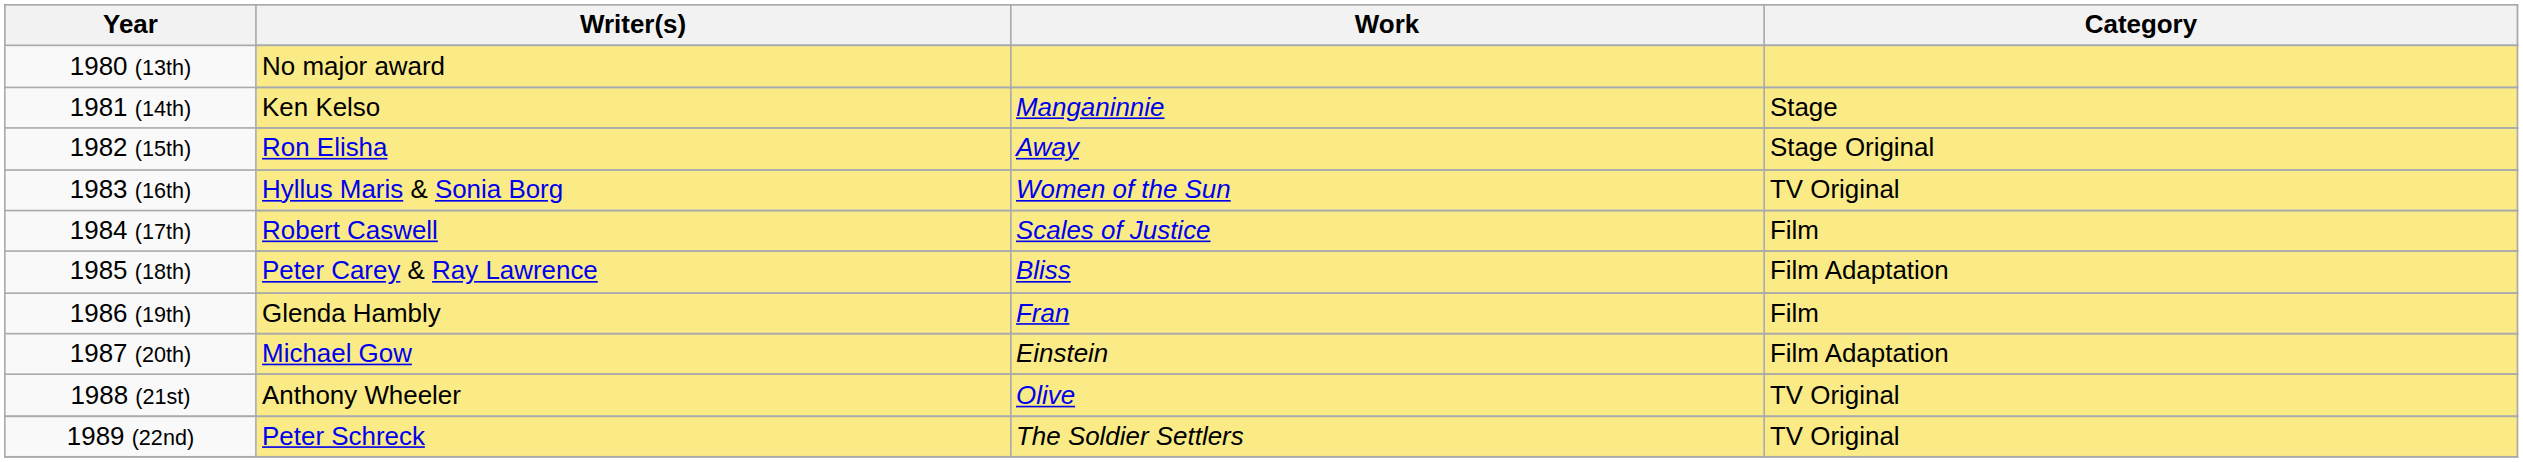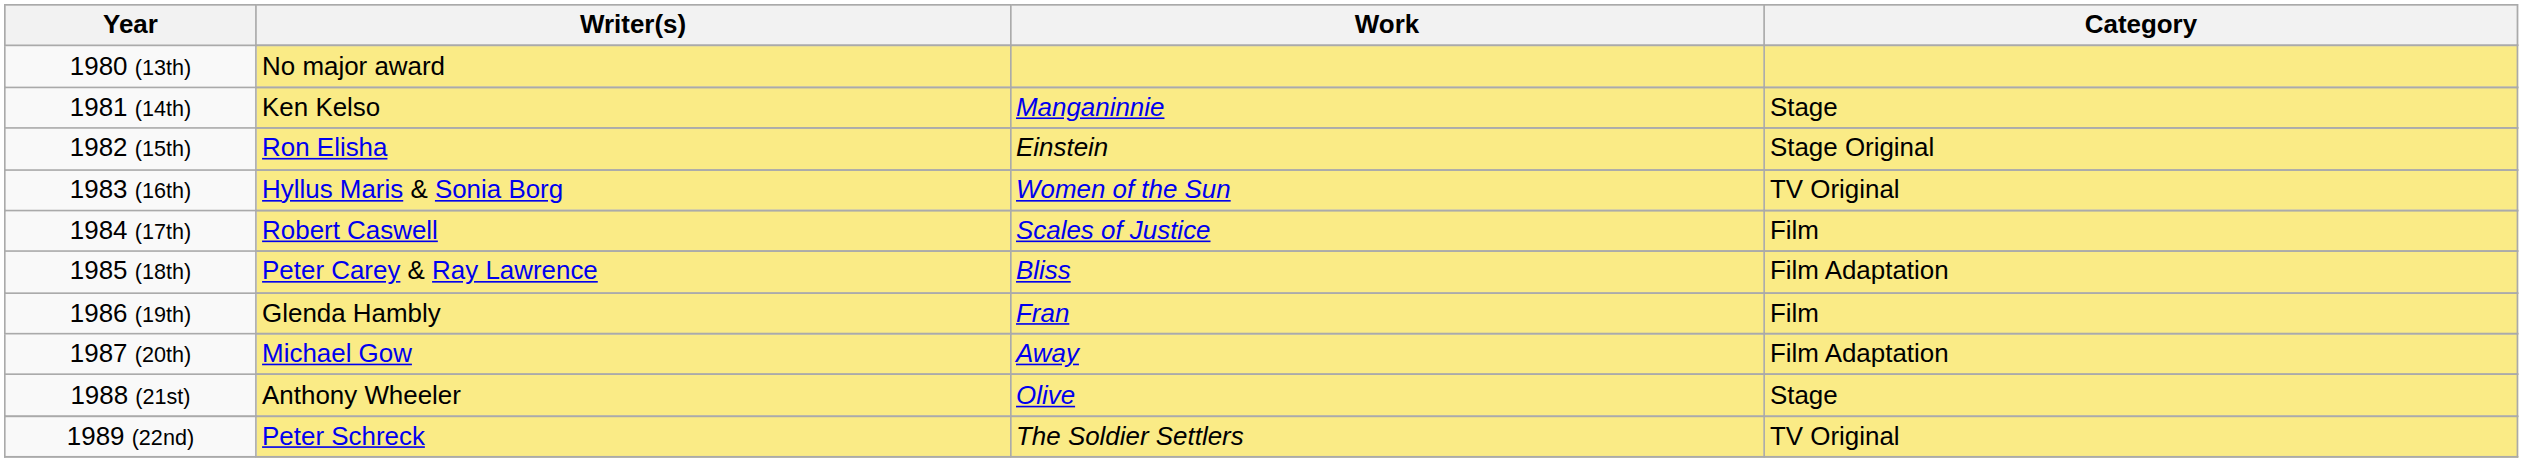(1047, 148) Away -> (1062, 148) Einstein
(1062, 353) Einstein -> (1047, 353) Away
(1835, 395) TV Original -> (1804, 395) Stage
